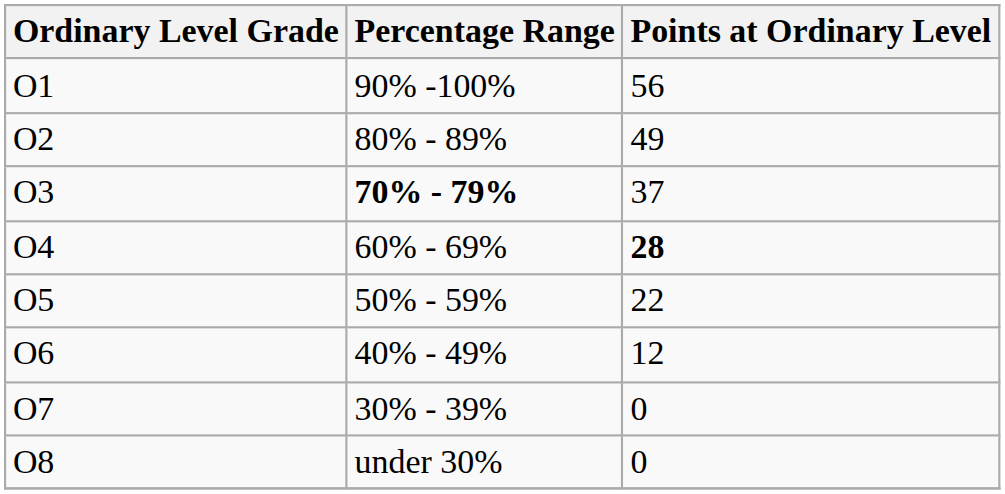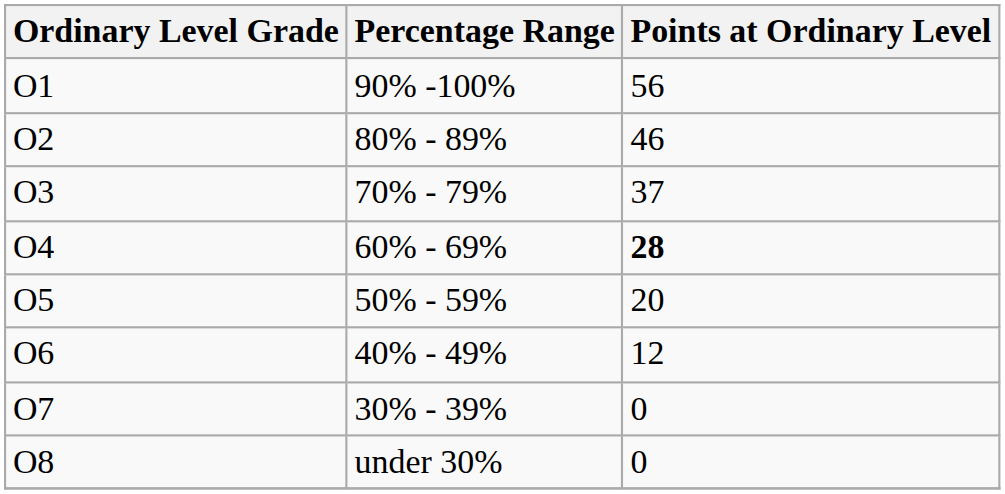(647, 138) 49 -> (647, 138) 46
(436, 192) bold -> (431, 192) normal
(647, 300) 22 -> (647, 300) 20
